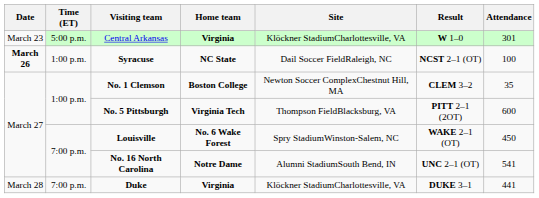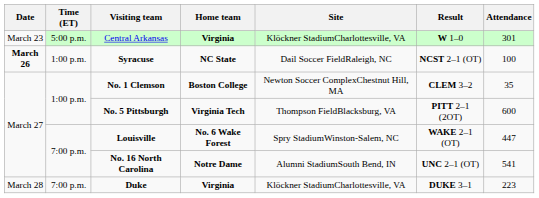(509, 138) 450 -> (509, 138) 447
(509, 185) 441 -> (509, 185) 223
